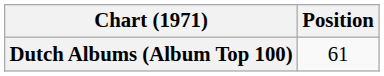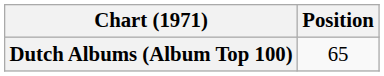(338, 53) 61 -> (338, 53) 65
